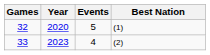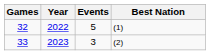(58, 27) 2020 -> (58, 27) 2022
(93, 42) 4 -> (93, 42) 3
